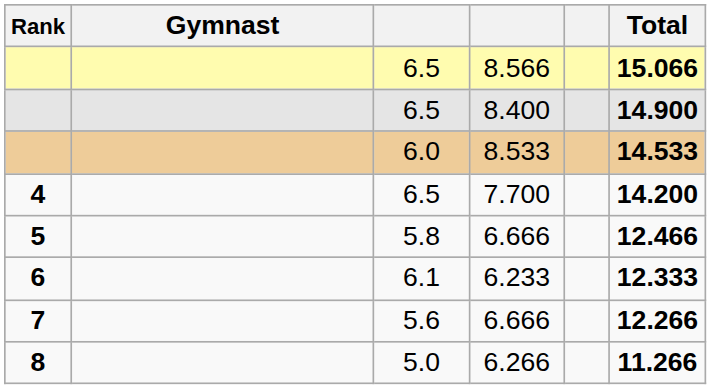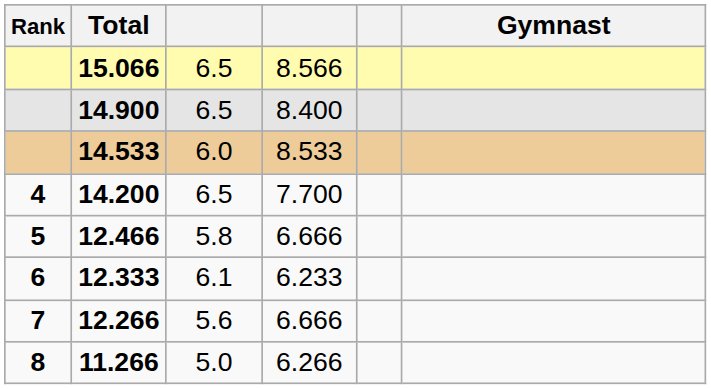columns swapped: (223, 25) <-> (657, 25)
